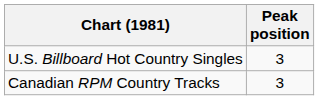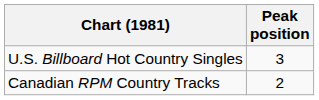(280, 82) 3 -> (280, 82) 2
